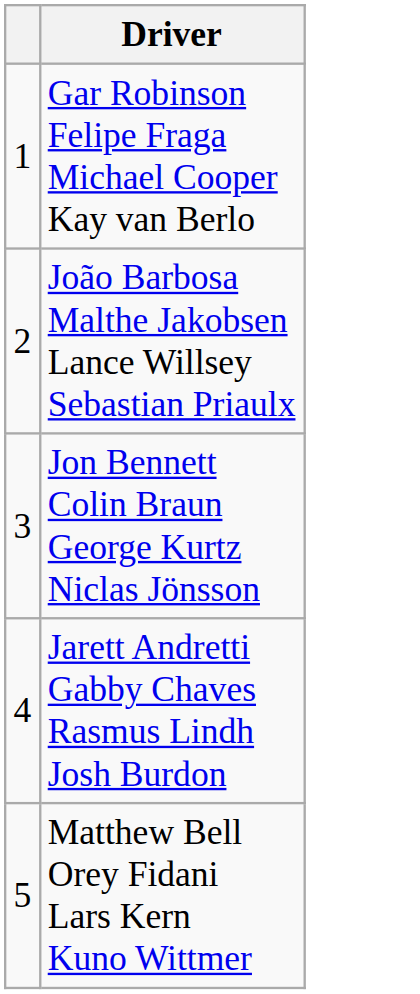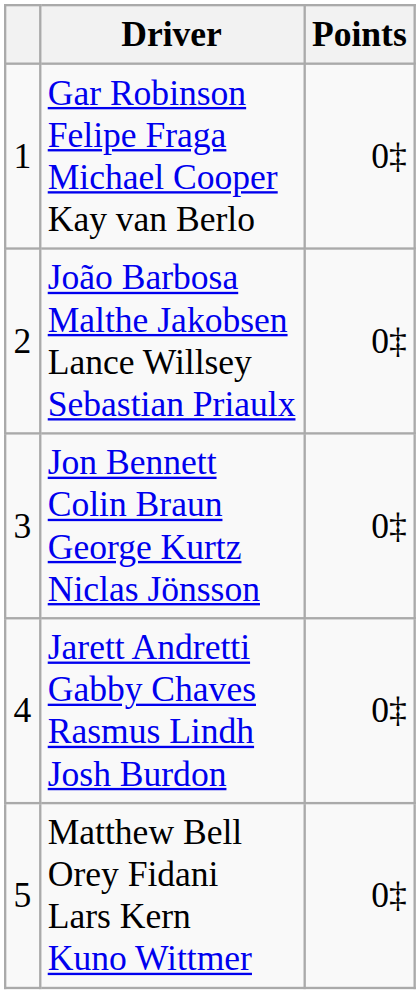+ column: (359, 34)
